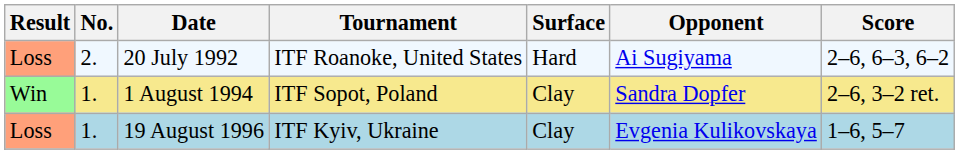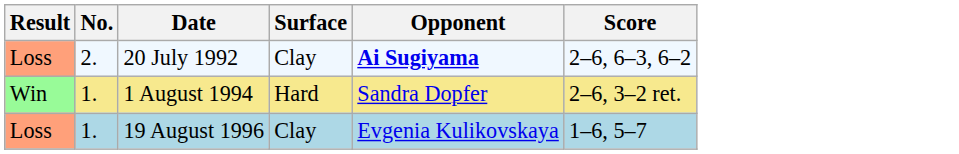- column: (398, 22)
(555, 58) Hard -> (295, 58) Clay
(674, 58) normal -> (418, 58) bold
(553, 94) Clay -> (297, 94) Hard
